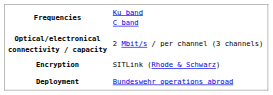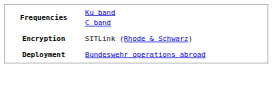- row: (58, 44)
